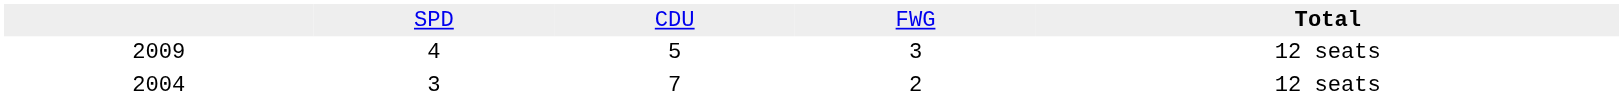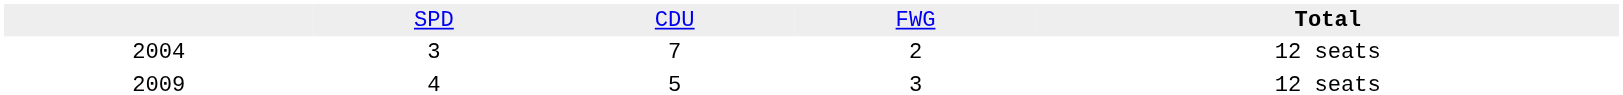rows swapped: (159, 85) <-> (159, 52)
